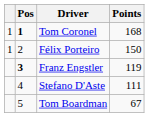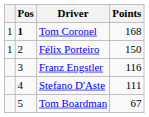(20, 67) bold -> (20, 67) normal
(133, 67) 119 -> (133, 67) 116
